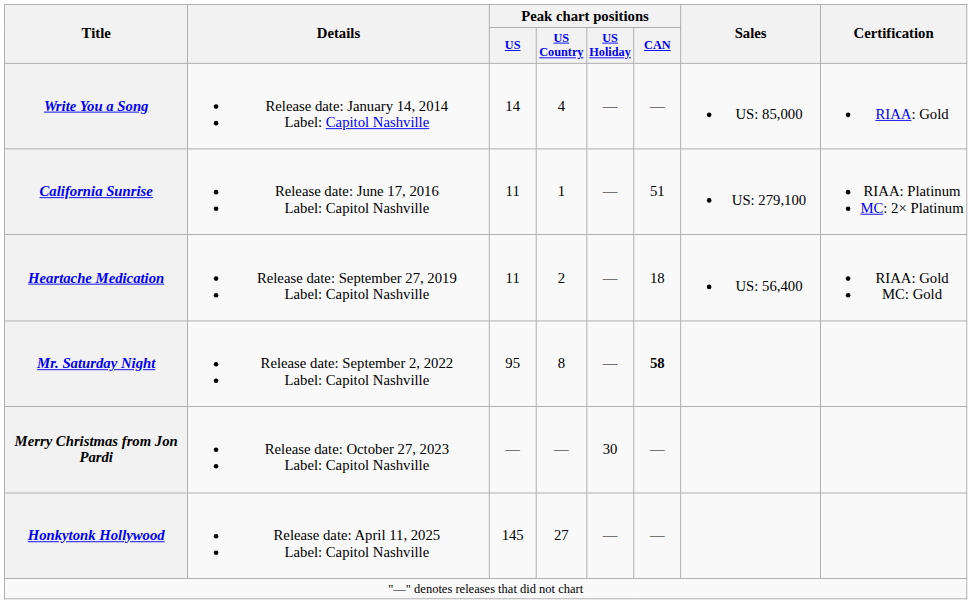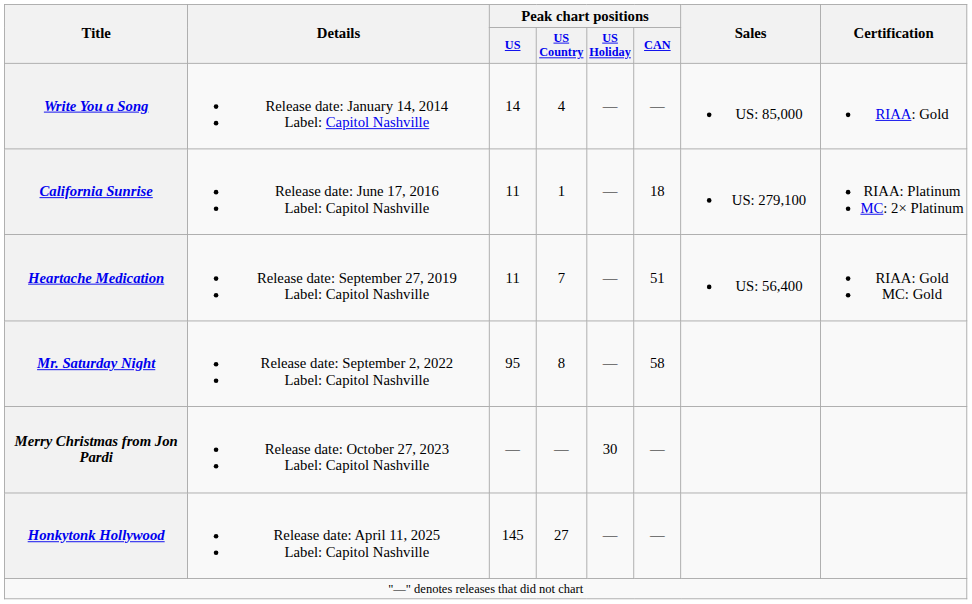(657, 191) 51 -> (657, 191) 18
(561, 277) 2 -> (561, 277) 7
(657, 277) 18 -> (657, 277) 51
(657, 363) bold -> (657, 363) normal
